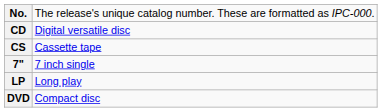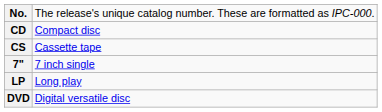(82, 30) Digital versatile disc -> (67, 30) Compact disc
(67, 99) Compact disc -> (82, 99) Digital versatile disc
